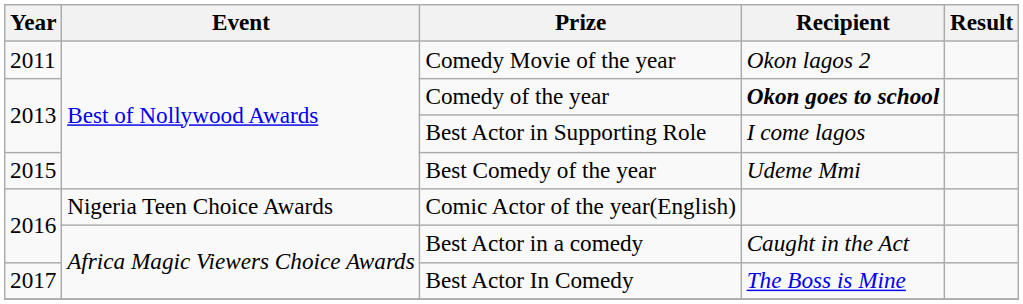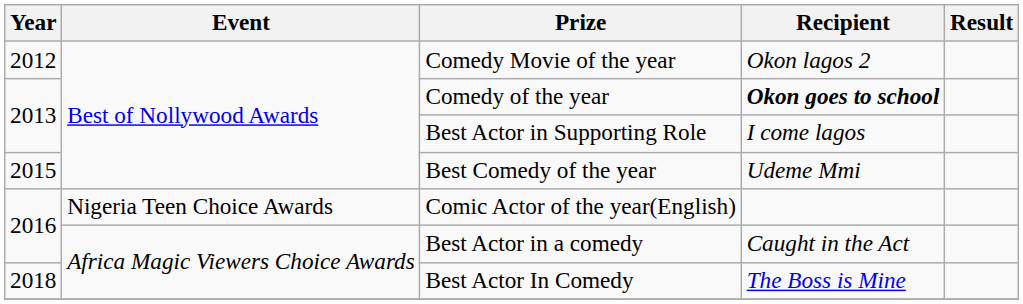(33, 59) 2011 -> (33, 59) 2012
(33, 280) 2017 -> (33, 280) 2018
